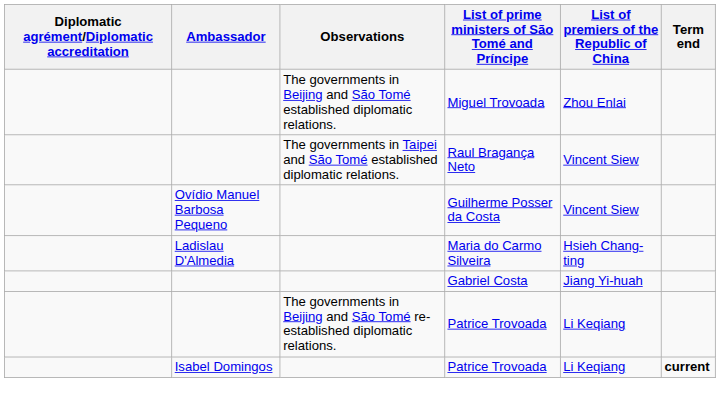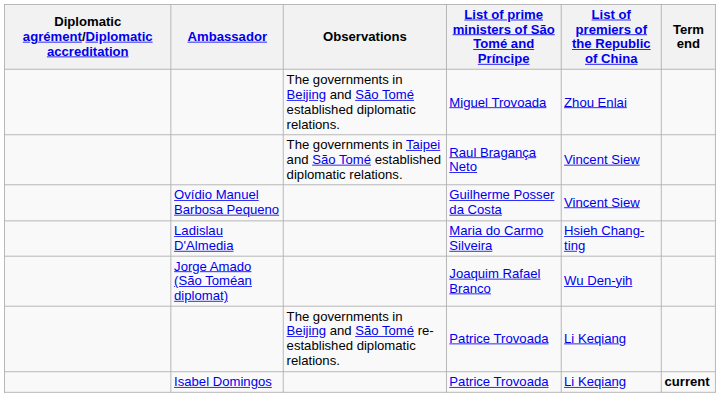+ row: (213, 281)
- row: (226, 281)
